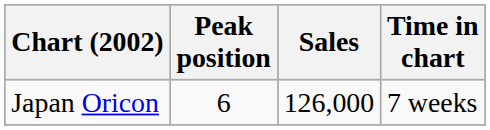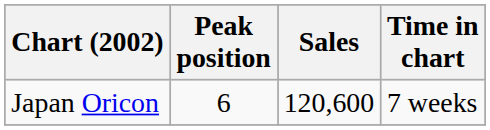(329, 102) 126,000 -> (329, 102) 120,600
